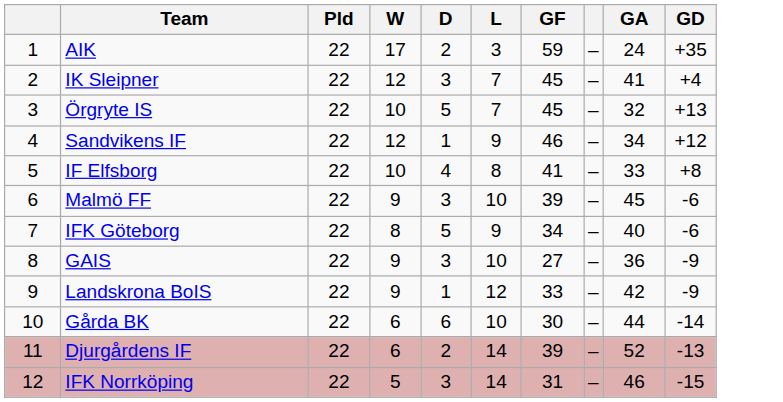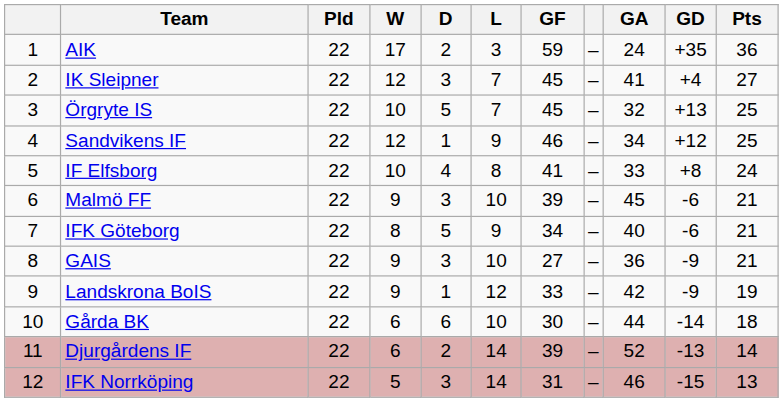+ column: (747, 19)
